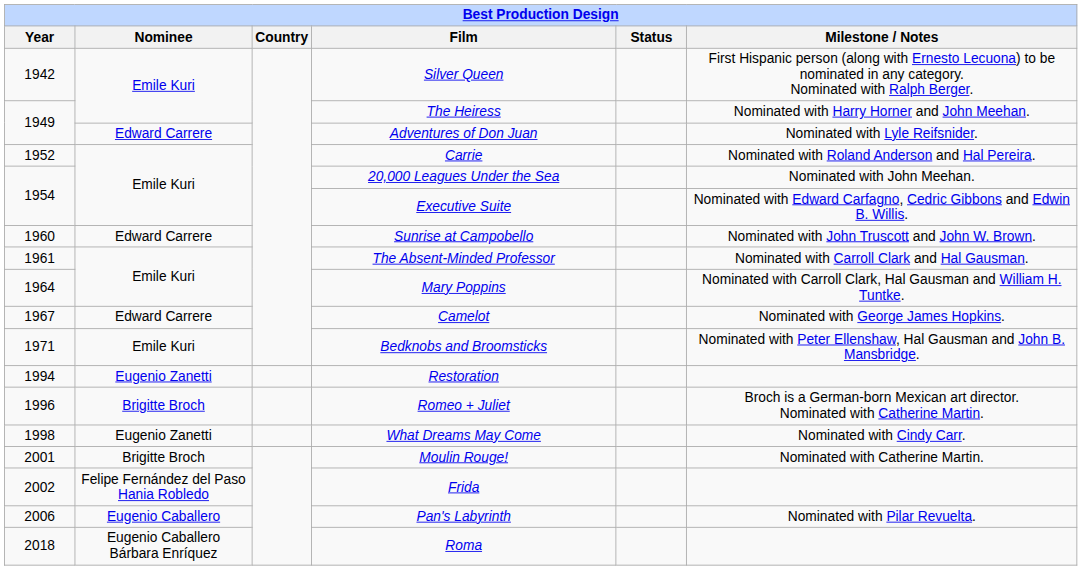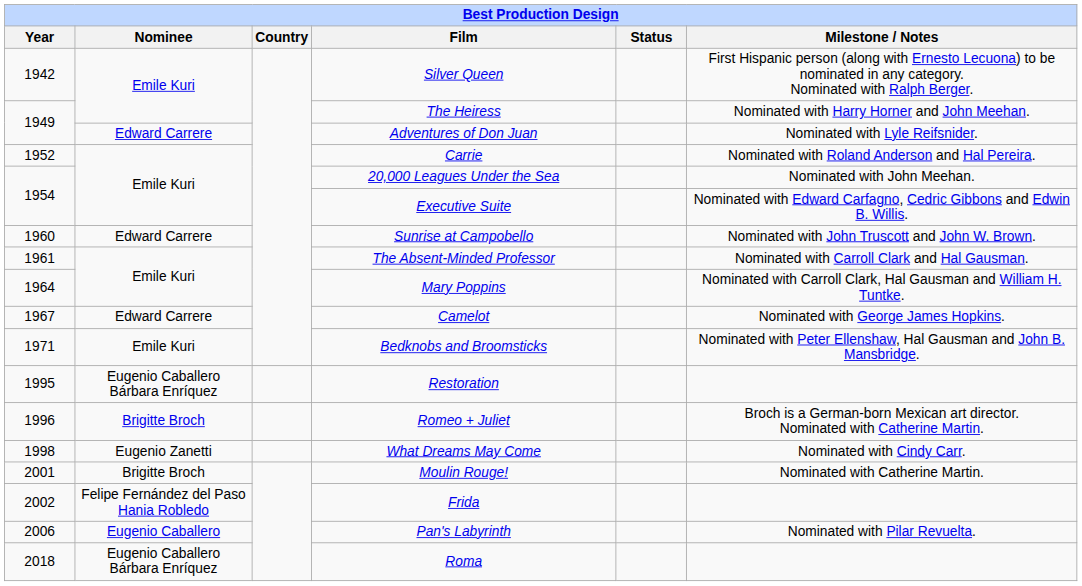(40, 376) 1994 -> (40, 384) 1995
(164, 376) Eugenio Zanetti -> (164, 384) Eugenio Caballero Bárbara Enríquez
